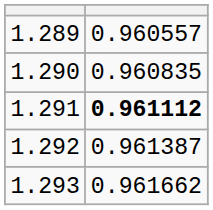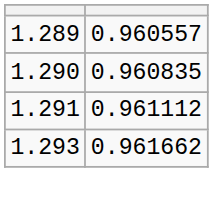(146, 110) bold -> (146, 110) normal
- row: (45, 148)
